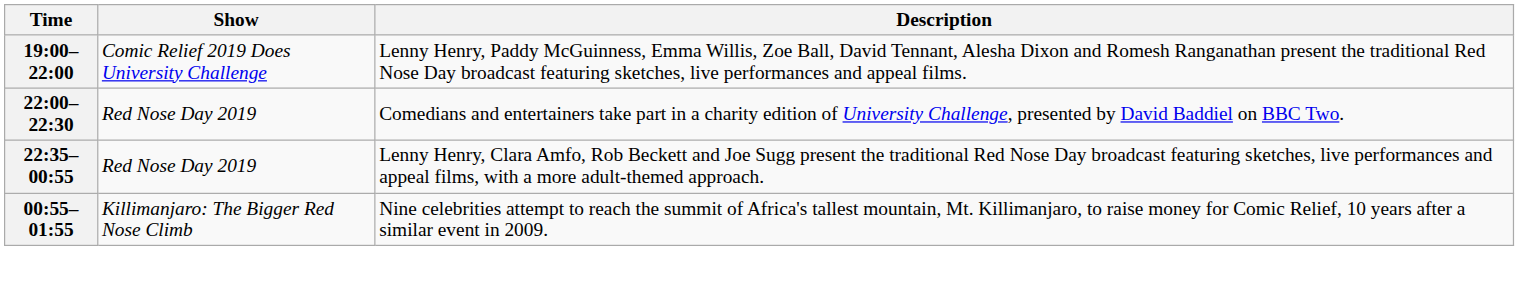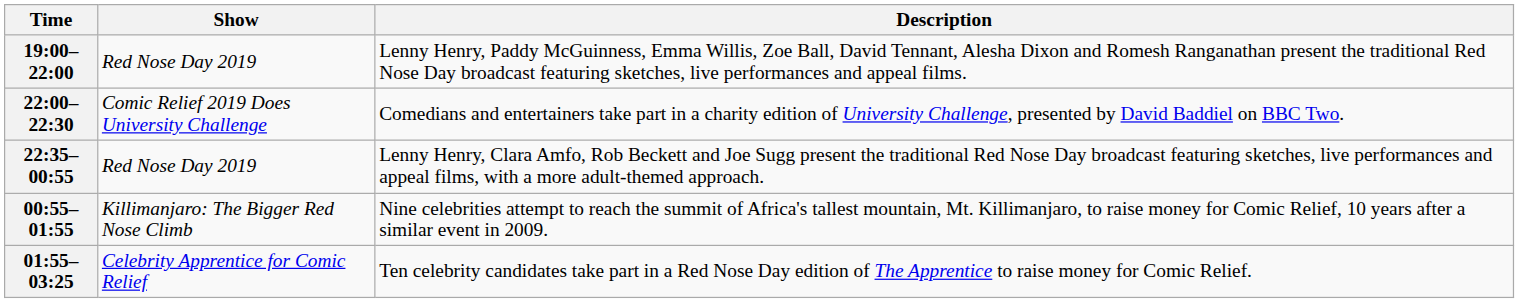(196, 61) Comic Relief 2019 Does University Challenge -> (179, 61) Red Nose Day 2019
(179, 113) Red Nose Day 2019 -> (196, 113) Comic Relief 2019 Does University Challenge
+ row: (51, 271)
